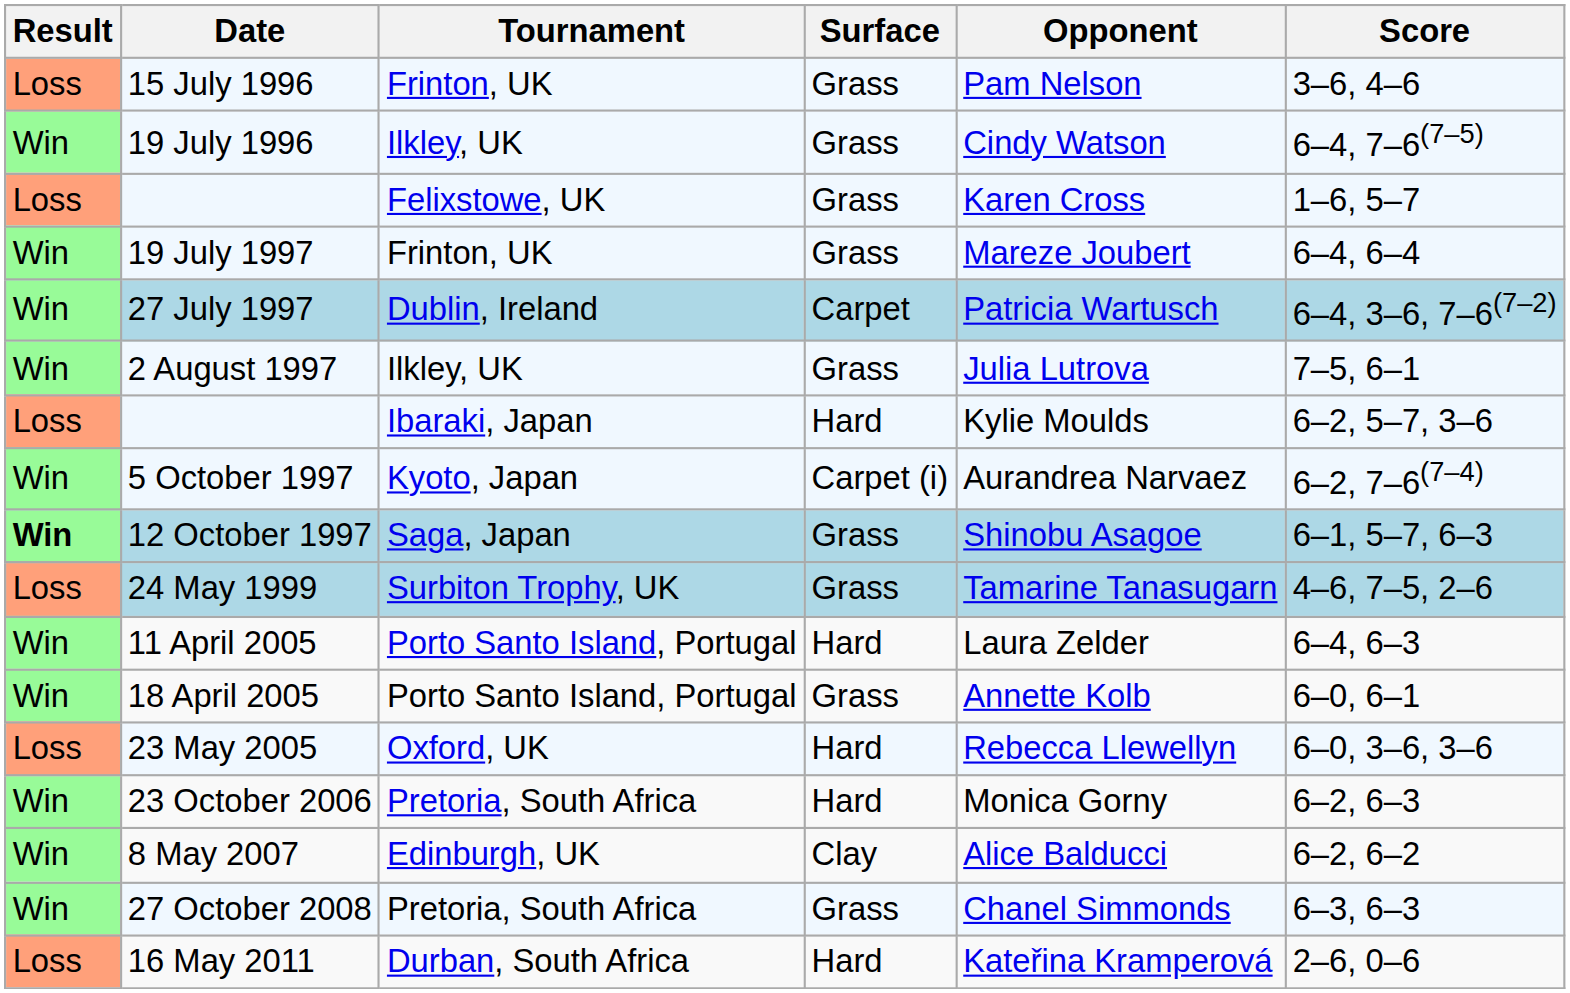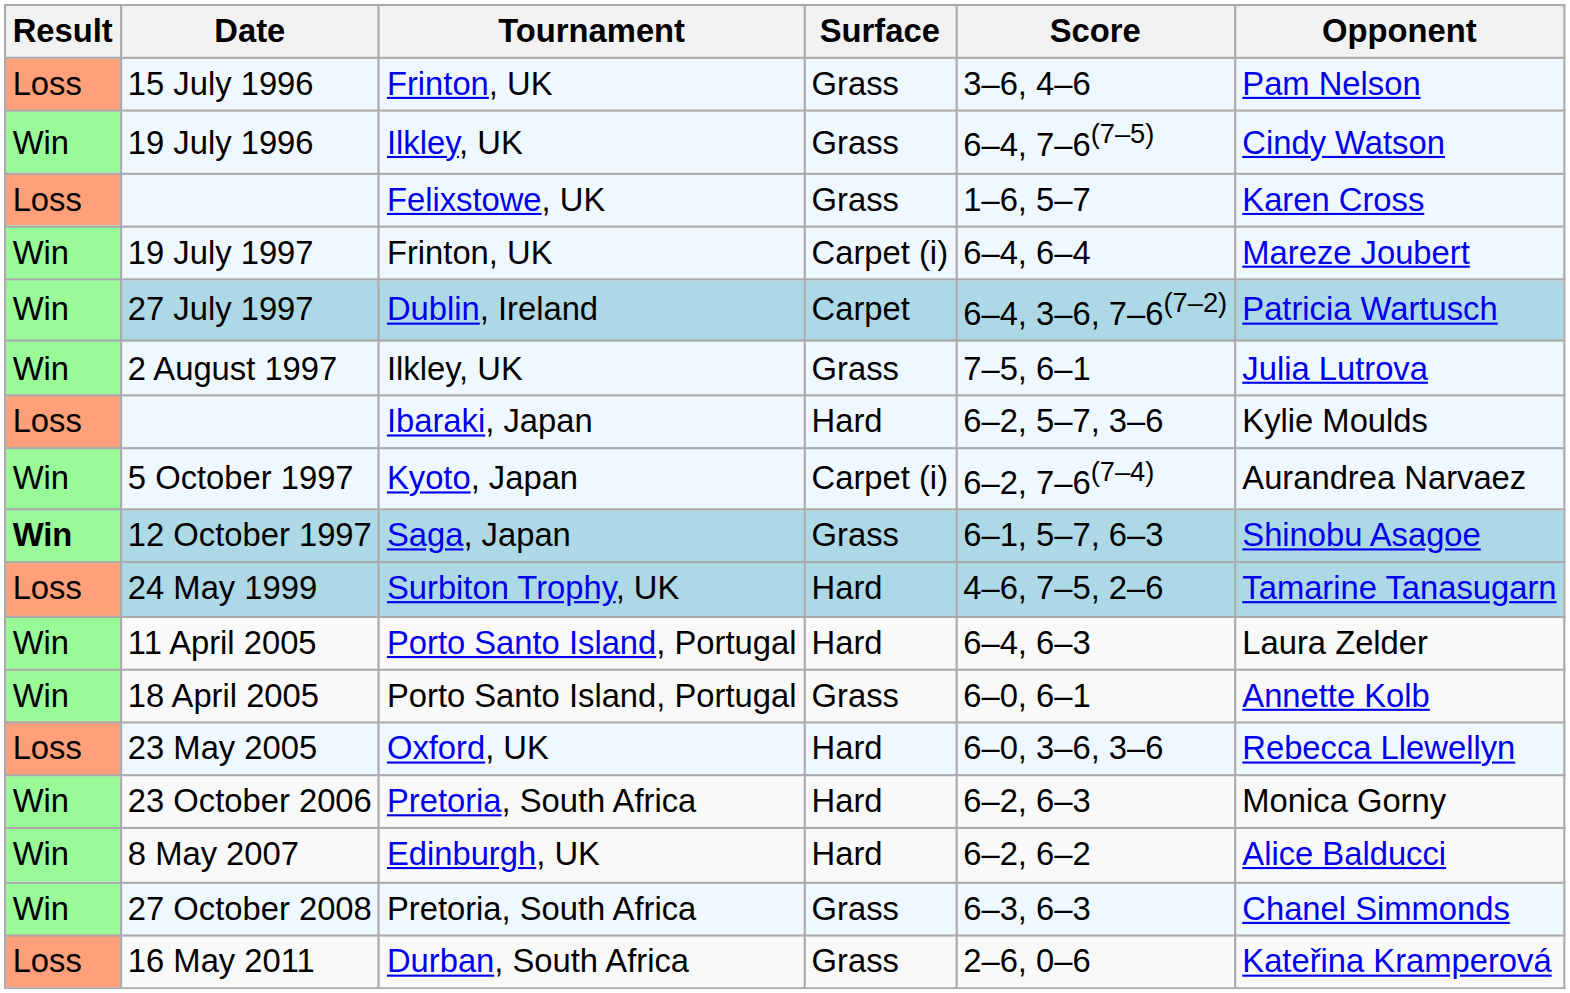columns swapped: (1120, 30) <-> (1425, 30)
(855, 251) Grass -> (880, 251) Carpet (i)
(855, 588) Grass -> (847, 588) Hard
(844, 854) Clay -> (847, 854) Hard
(847, 960) Hard -> (855, 960) Grass
